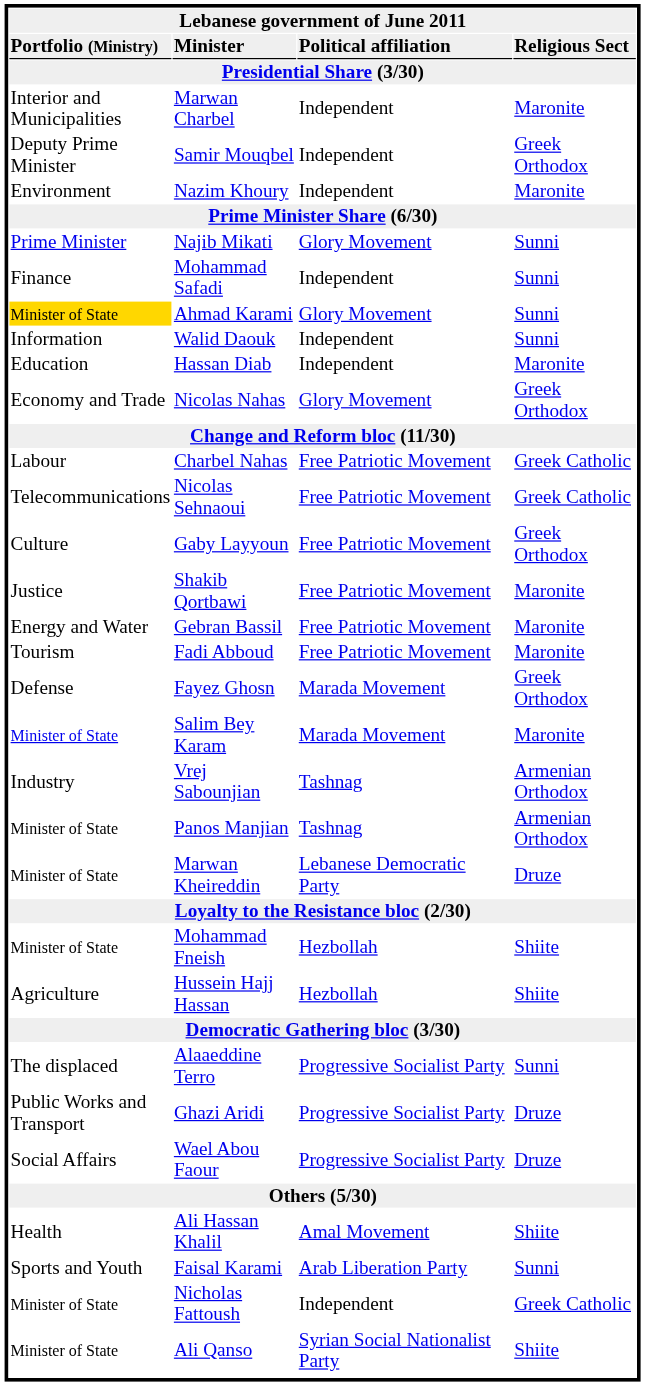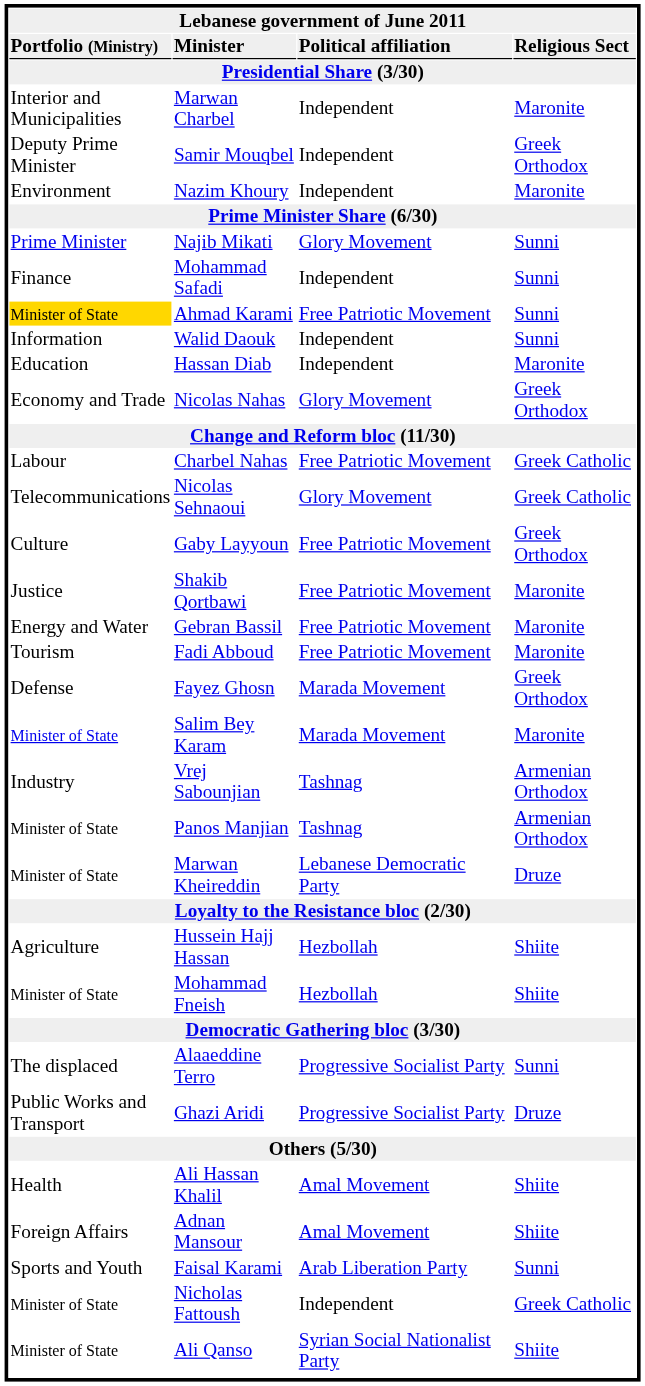(365, 313) Glory Movement -> (395, 313) Free Patriotic Movement
(395, 497) Free Patriotic Movement -> (365, 497) Glory Movement
rows swapped: (224, 993) <-> (220, 947)
- row: (217, 1159)
+ row: (208, 1231)
